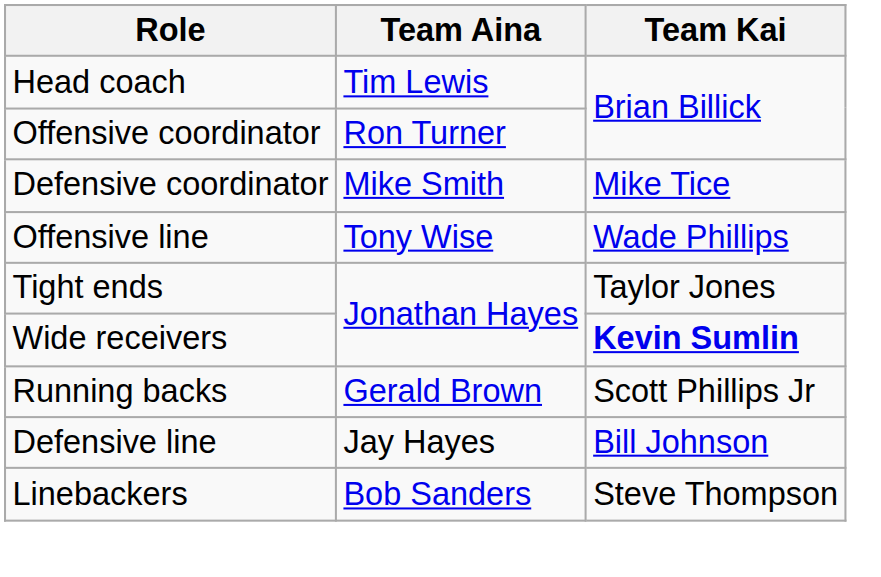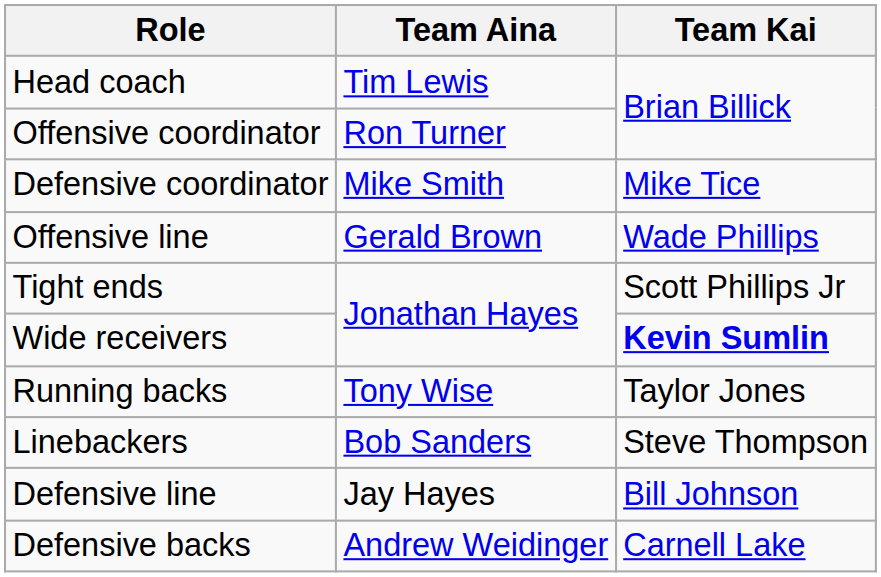(418, 236) Tony Wise -> (443, 236) Gerald Brown
(684, 287) Taylor Jones -> (734, 287) Scott Phillips Jr
(443, 390) Gerald Brown -> (418, 390) Tony Wise
(704, 390) Scott Phillips Jr -> (714, 390) Taylor Jones
rows swapped: (115, 442) <-> (100, 493)
+ row: (132, 545)
